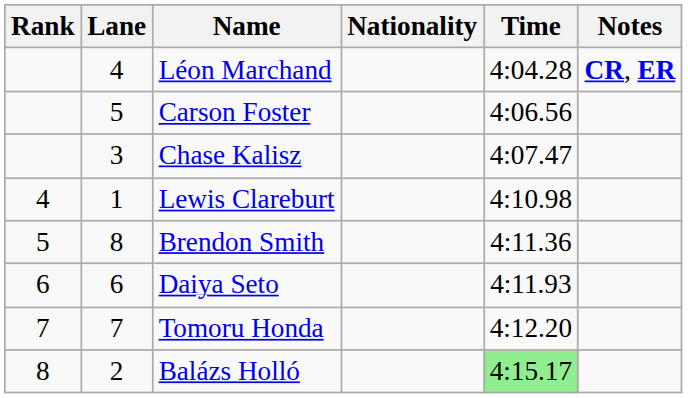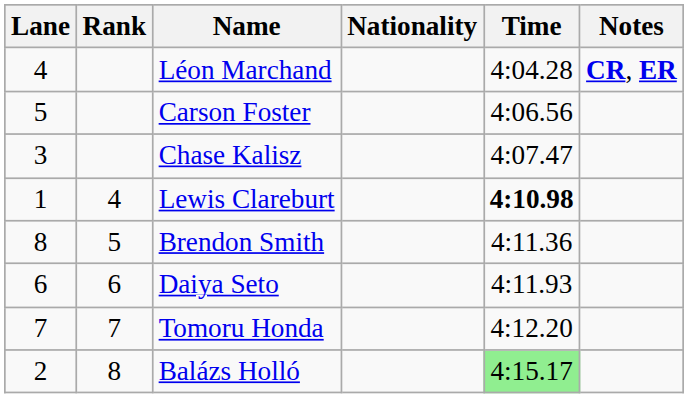columns swapped: (43, 26) <-> (117, 26)
(531, 198) normal -> (532, 198) bold
